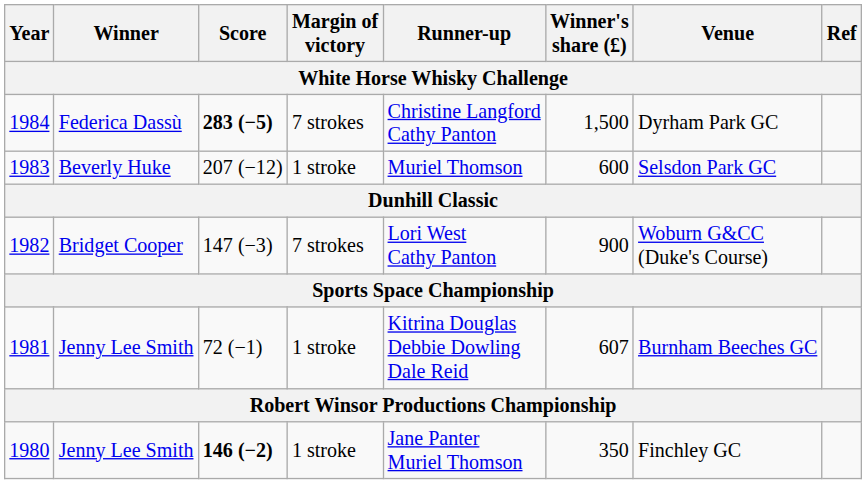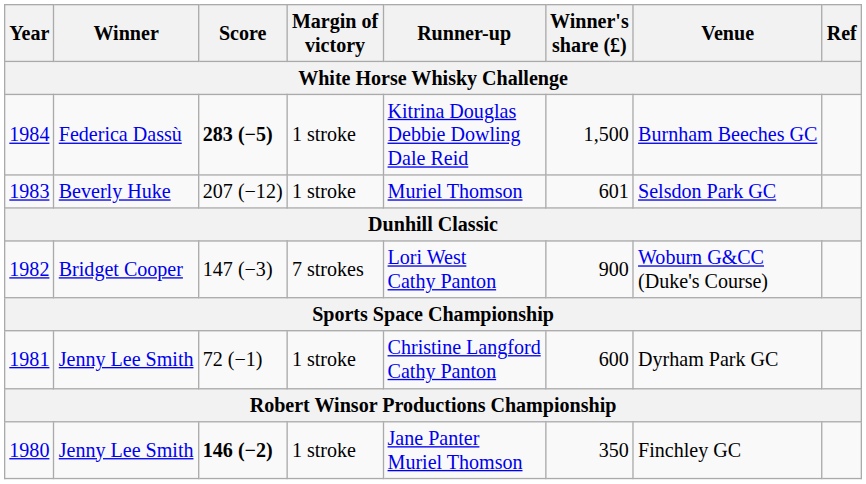(328, 123) 7 strokes -> (324, 134) 1 stroke
(464, 123) Christine Langford Cathy Panton -> (454, 134) Kitrina Douglas Debbie Dowling Dale Reid
(708, 123) Dyrham Park GC -> (728, 134) Burnham Beeches GC
(614, 167) 600 -> (614, 191) 601
(454, 347) Kitrina Douglas Debbie Dowling Dale Reid -> (464, 359) Christine Langford Cathy Panton
(614, 347) 607 -> (614, 359) 600
(728, 347) Burnham Beeches GC -> (708, 359) Dyrham Park GC
